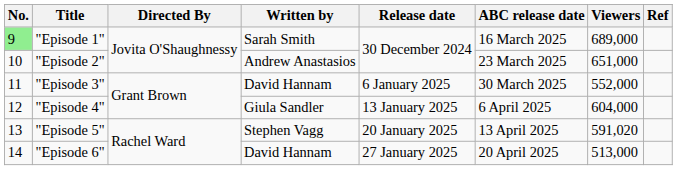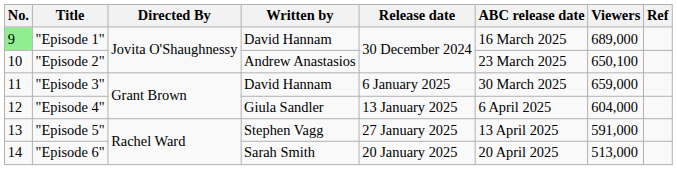(279, 38) Sarah Smith -> (288, 38) David Hannam
(615, 61) 651,000 -> (615, 61) 650,100
(615, 84) 552,000 -> (615, 84) 659,000
(410, 130) 20 January 2025 -> (410, 130) 27 January 2025
(615, 130) 591,020 -> (615, 130) 591,000
(288, 152) David Hannam -> (279, 152) Sarah Smith
(410, 152) 27 January 2025 -> (410, 152) 20 January 2025
